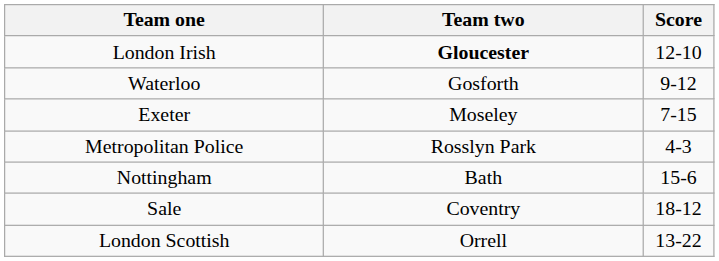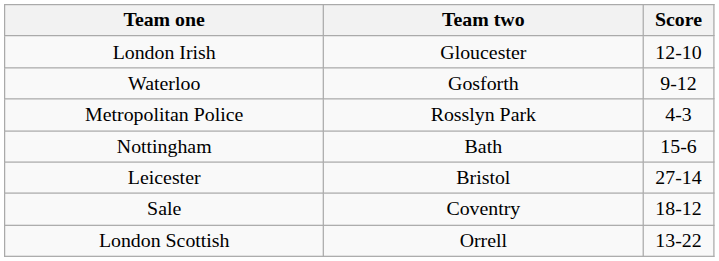(483, 51) bold -> (483, 51) normal
- row: (164, 114)
+ row: (164, 177)
